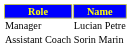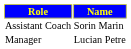rows swapped: (23, 26) <-> (38, 40)
